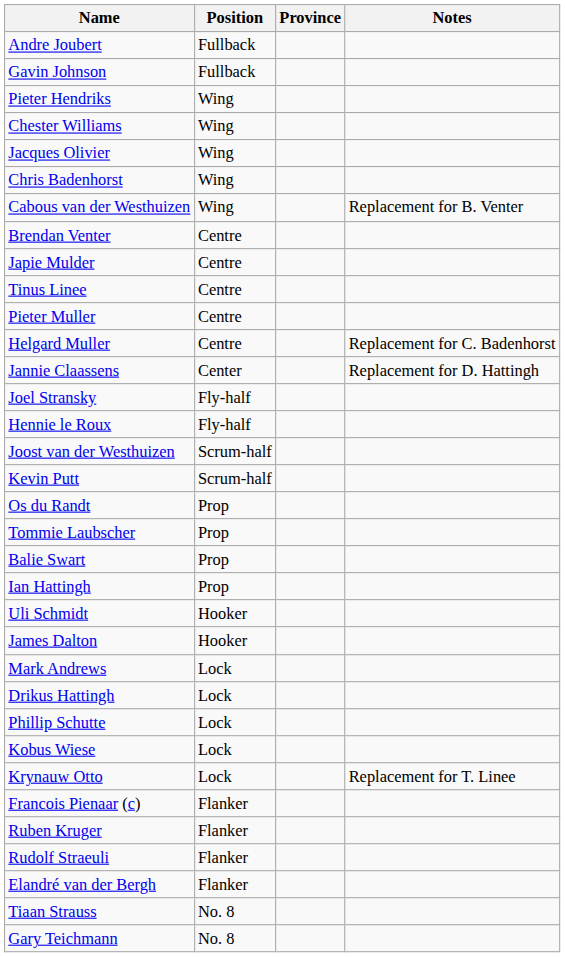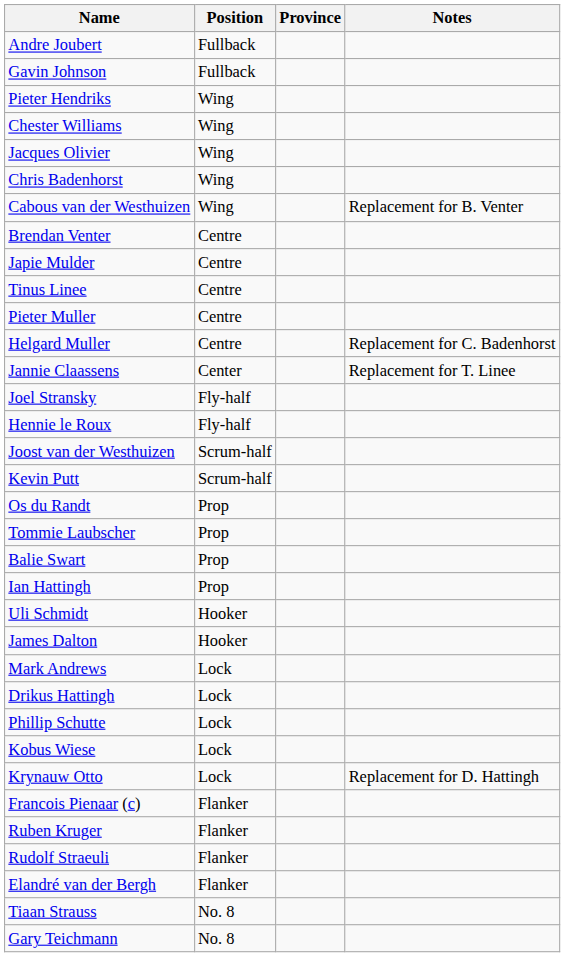(444, 370) Replacement for D. Hattingh -> (432, 370) Replacement for T. Linee
(432, 776) Replacement for T. Linee -> (444, 776) Replacement for D. Hattingh
